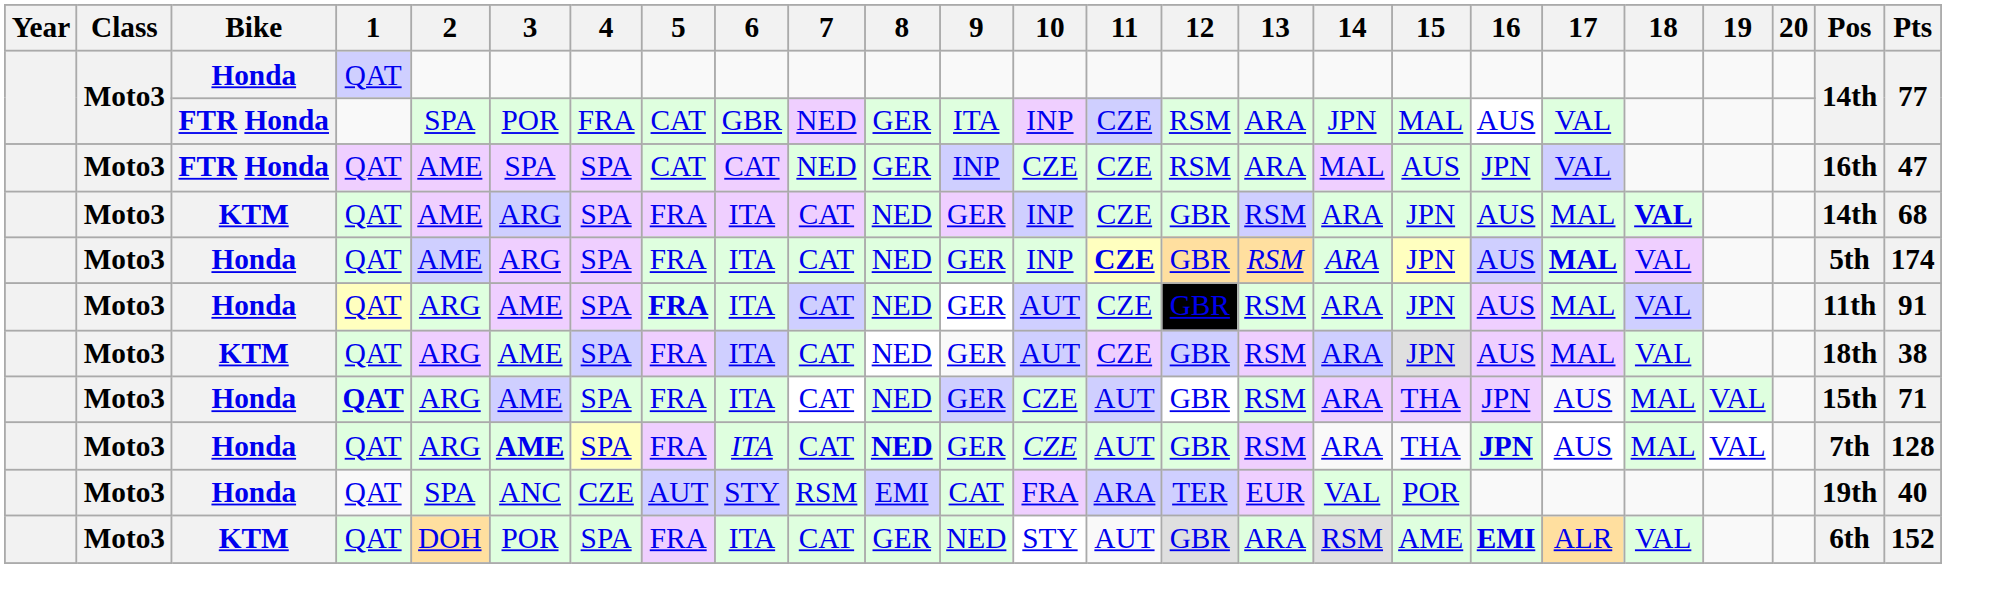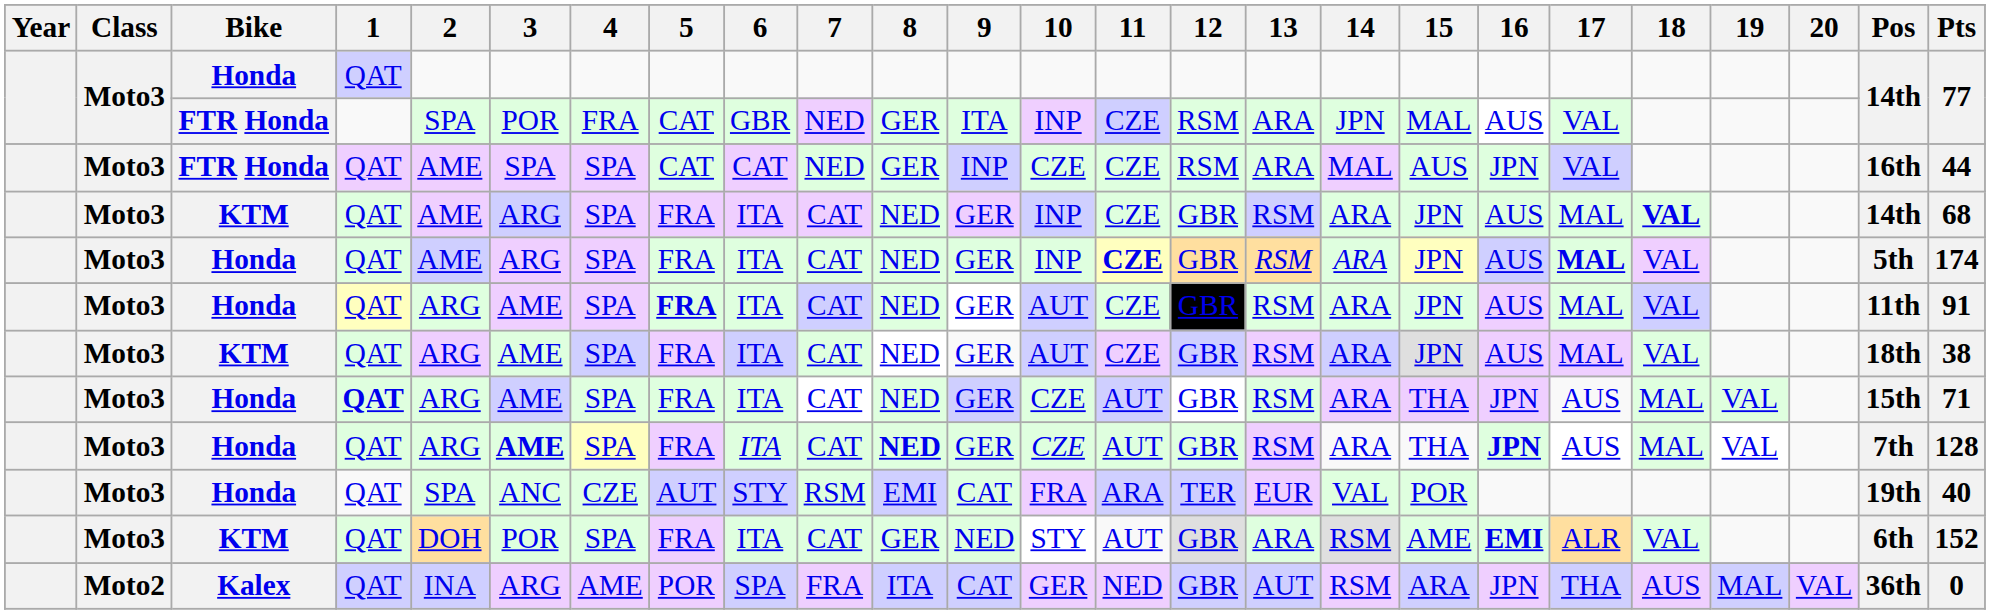(1913, 167) 47 -> (1957, 167) 44
+ row: (254, 584)
